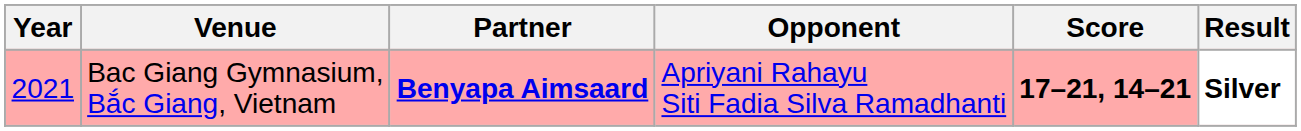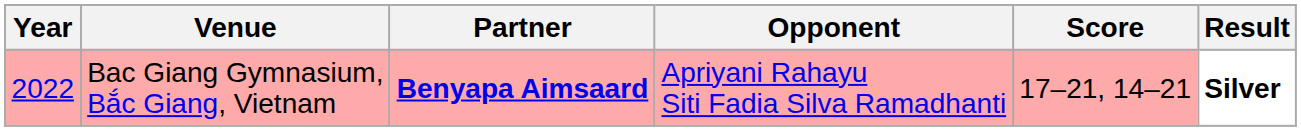(43, 88) 2021 -> (43, 88) 2022
(1105, 88) bold -> (1105, 88) normal
